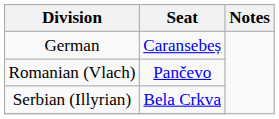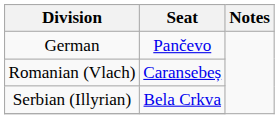(182, 45) Caransebeș -> (182, 45) Pančevo
(182, 72) Pančevo -> (182, 72) Caransebeș
